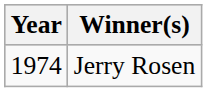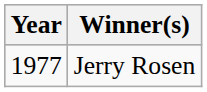(36, 65) 1974 -> (36, 65) 1977
